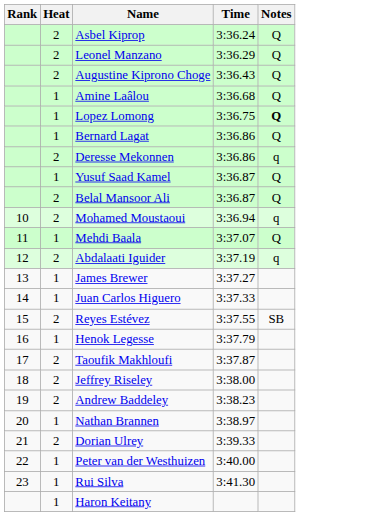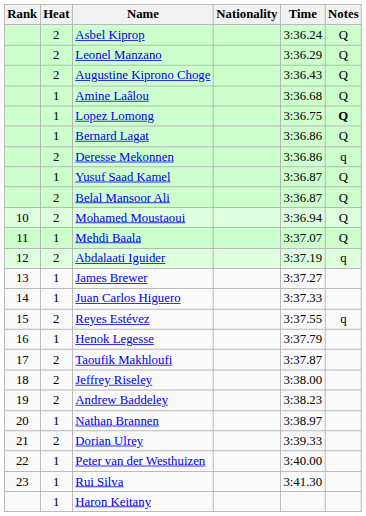+ column: (247, 14)
(276, 217) q -> (343, 217) Q
(276, 319) SB -> (343, 319) q
